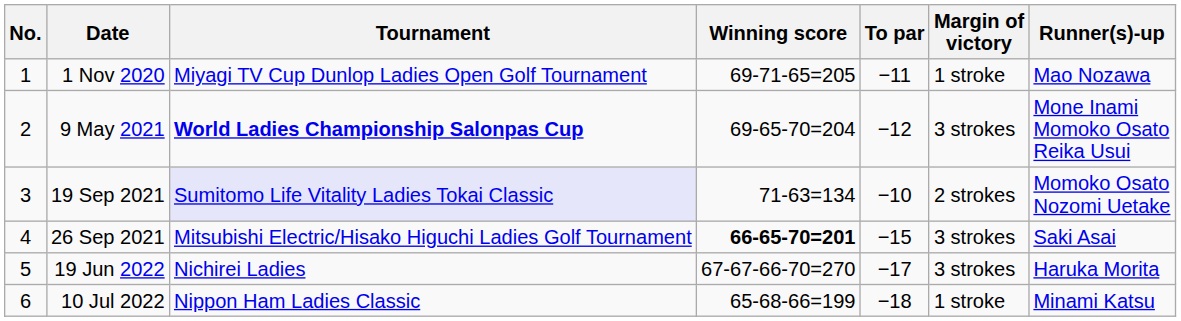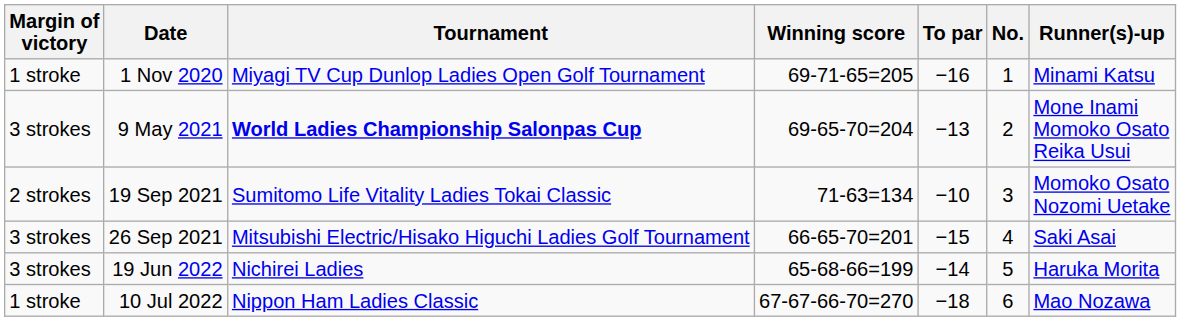columns swapped: (25, 32) <-> (979, 32)
(895, 75) −11 -> (953, 75) −16
(1092, 75) Mao Nozawa -> (1094, 75) Minami Katsu
(895, 129) −12 -> (953, 129) −13
(364, 195) lavender background -> (422, 195) no background
(793, 238) bold -> (851, 238) normal
(778, 269) 67-67-66-70=270 -> (851, 269) 65-68-66=199
(895, 269) −17 -> (953, 269) −14
(793, 301) 65-68-66=199 -> (836, 301) 67-67-66-70=270
(1094, 301) Minami Katsu -> (1092, 301) Mao Nozawa
